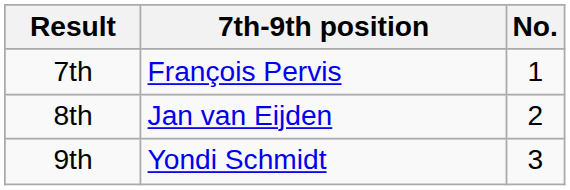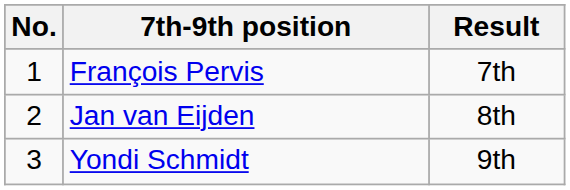columns swapped: (535, 26) <-> (73, 26)
